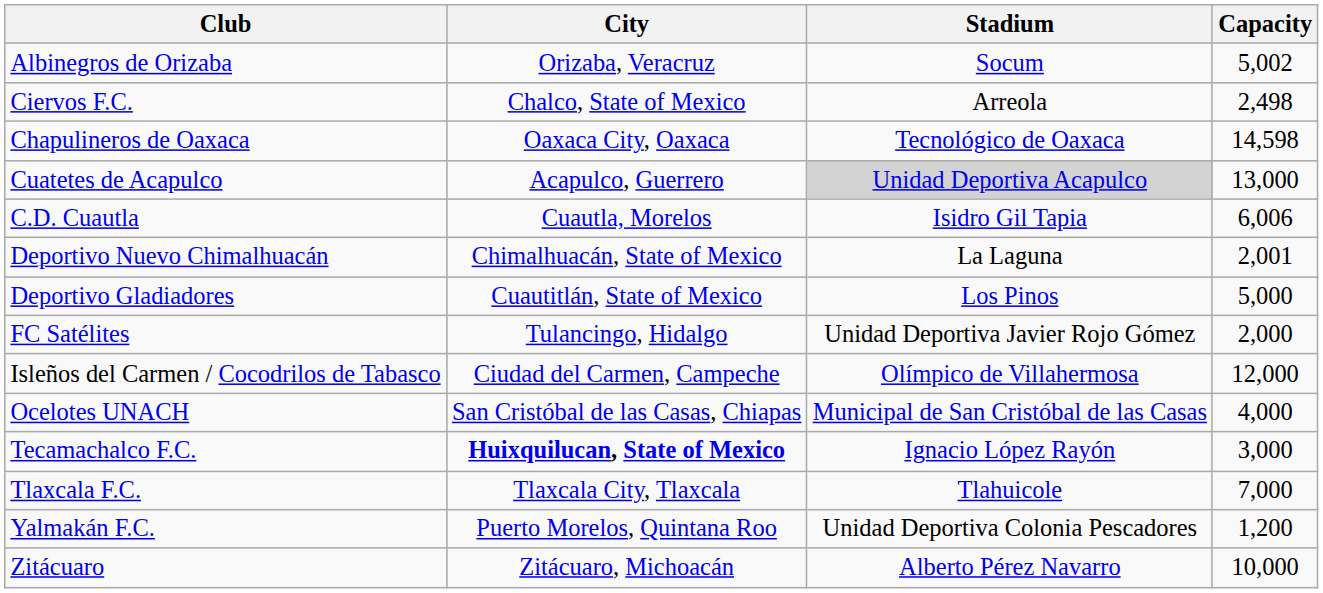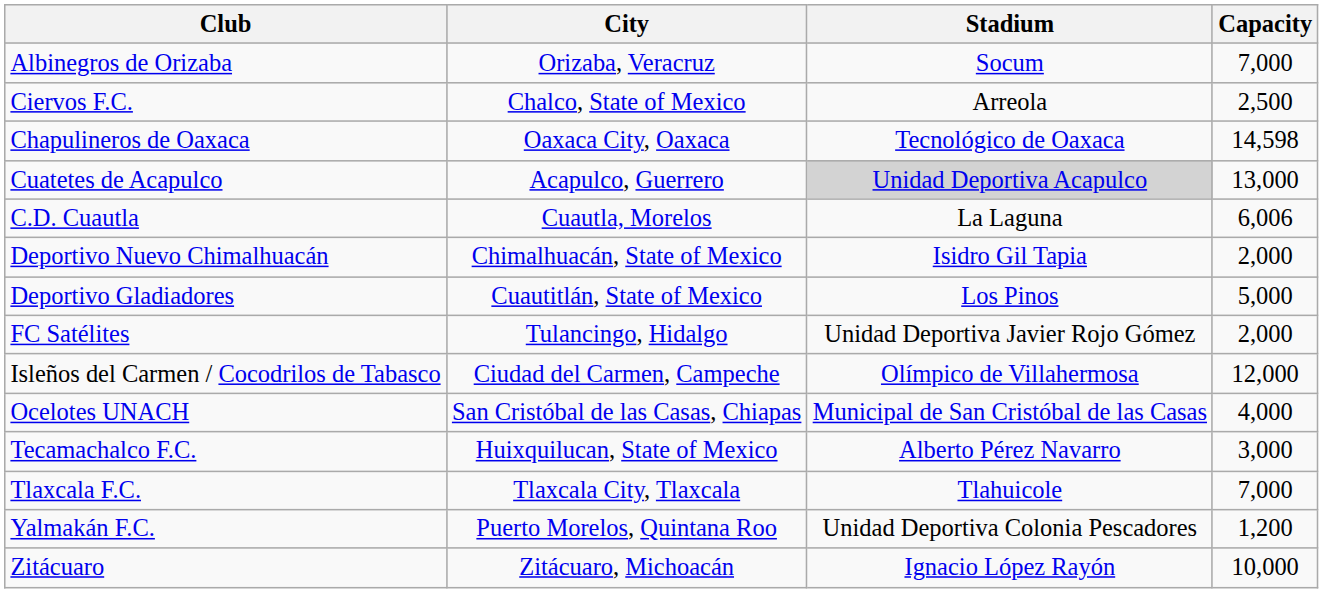(1265, 62) 5,002 -> (1265, 62) 7,000
(1265, 101) 2,498 -> (1265, 101) 2,500
(1010, 218) Isidro Gil Tapia -> (1010, 218) La Laguna
(1010, 256) La Laguna -> (1010, 256) Isidro Gil Tapia
(1265, 256) 2,001 -> (1265, 256) 2,000
(627, 450) bold -> (627, 450) normal
(1010, 450) Ignacio López Rayón -> (1010, 450) Alberto Pérez Navarro
(1010, 567) Alberto Pérez Navarro -> (1010, 567) Ignacio López Rayón
